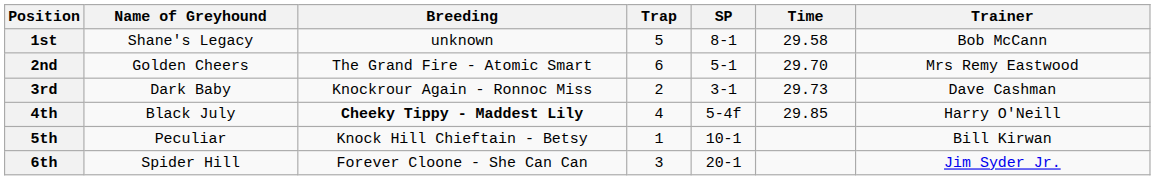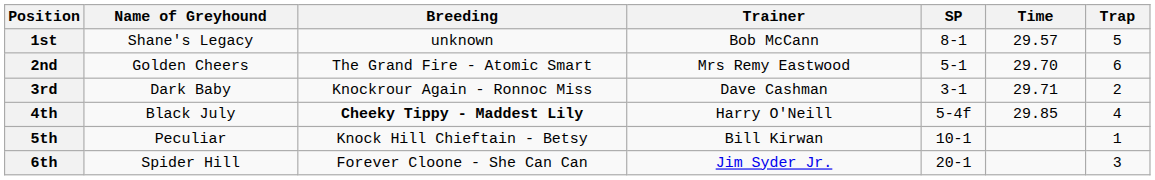columns swapped: (659, 17) <-> (1002, 17)
(805, 41) 29.58 -> (1035, 41) 29.57
(805, 90) 29.73 -> (1035, 90) 29.71
